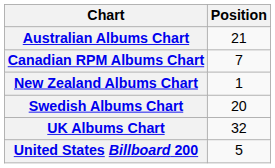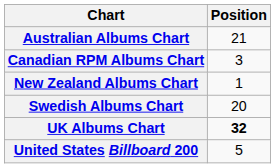(239, 60) 7 -> (239, 60) 3
(239, 128) normal -> (239, 128) bold
